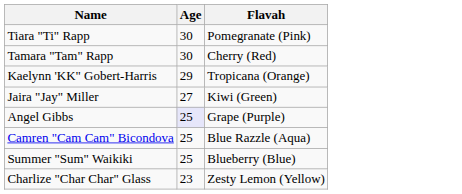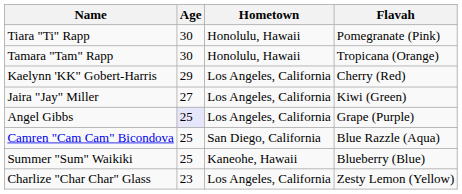+ column: (269, 14)
(242, 55) Cherry (Red) -> (388, 55) Tropicana (Orange)
(258, 76) Tropicana (Orange) -> (371, 76) Cherry (Red)
